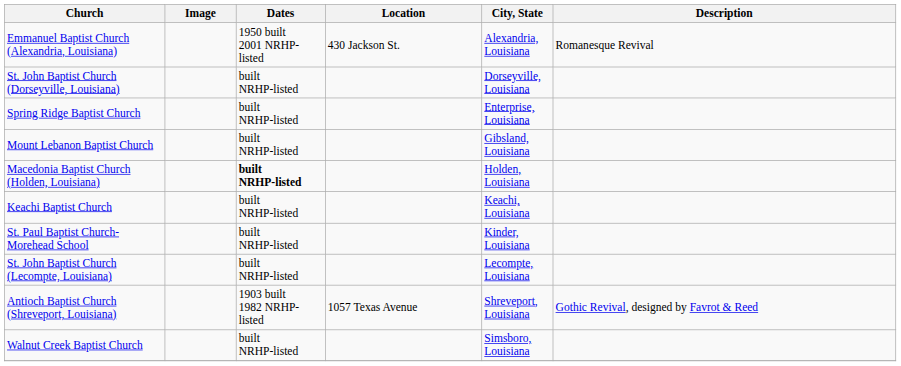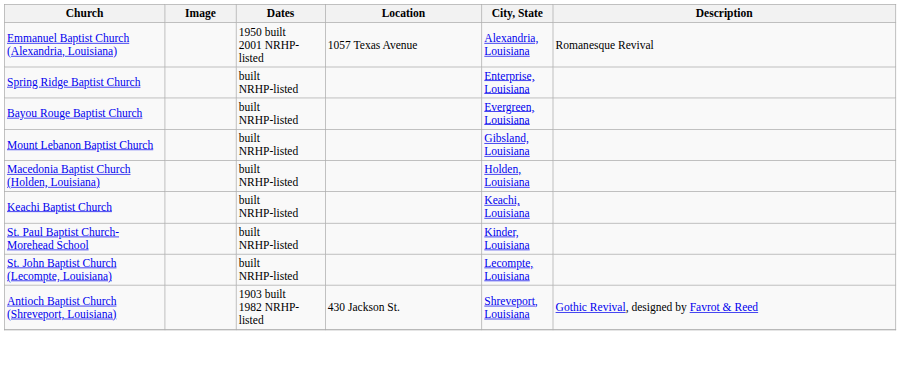(364, 44) 430 Jackson St. -> (373, 44) 1057 Texas Avenue
- row: (63, 82)
+ row: (75, 113)
(270, 176) bold -> (268, 176) normal
(373, 307) 1057 Texas Avenue -> (364, 307) 430 Jackson St.
- row: (75, 345)
